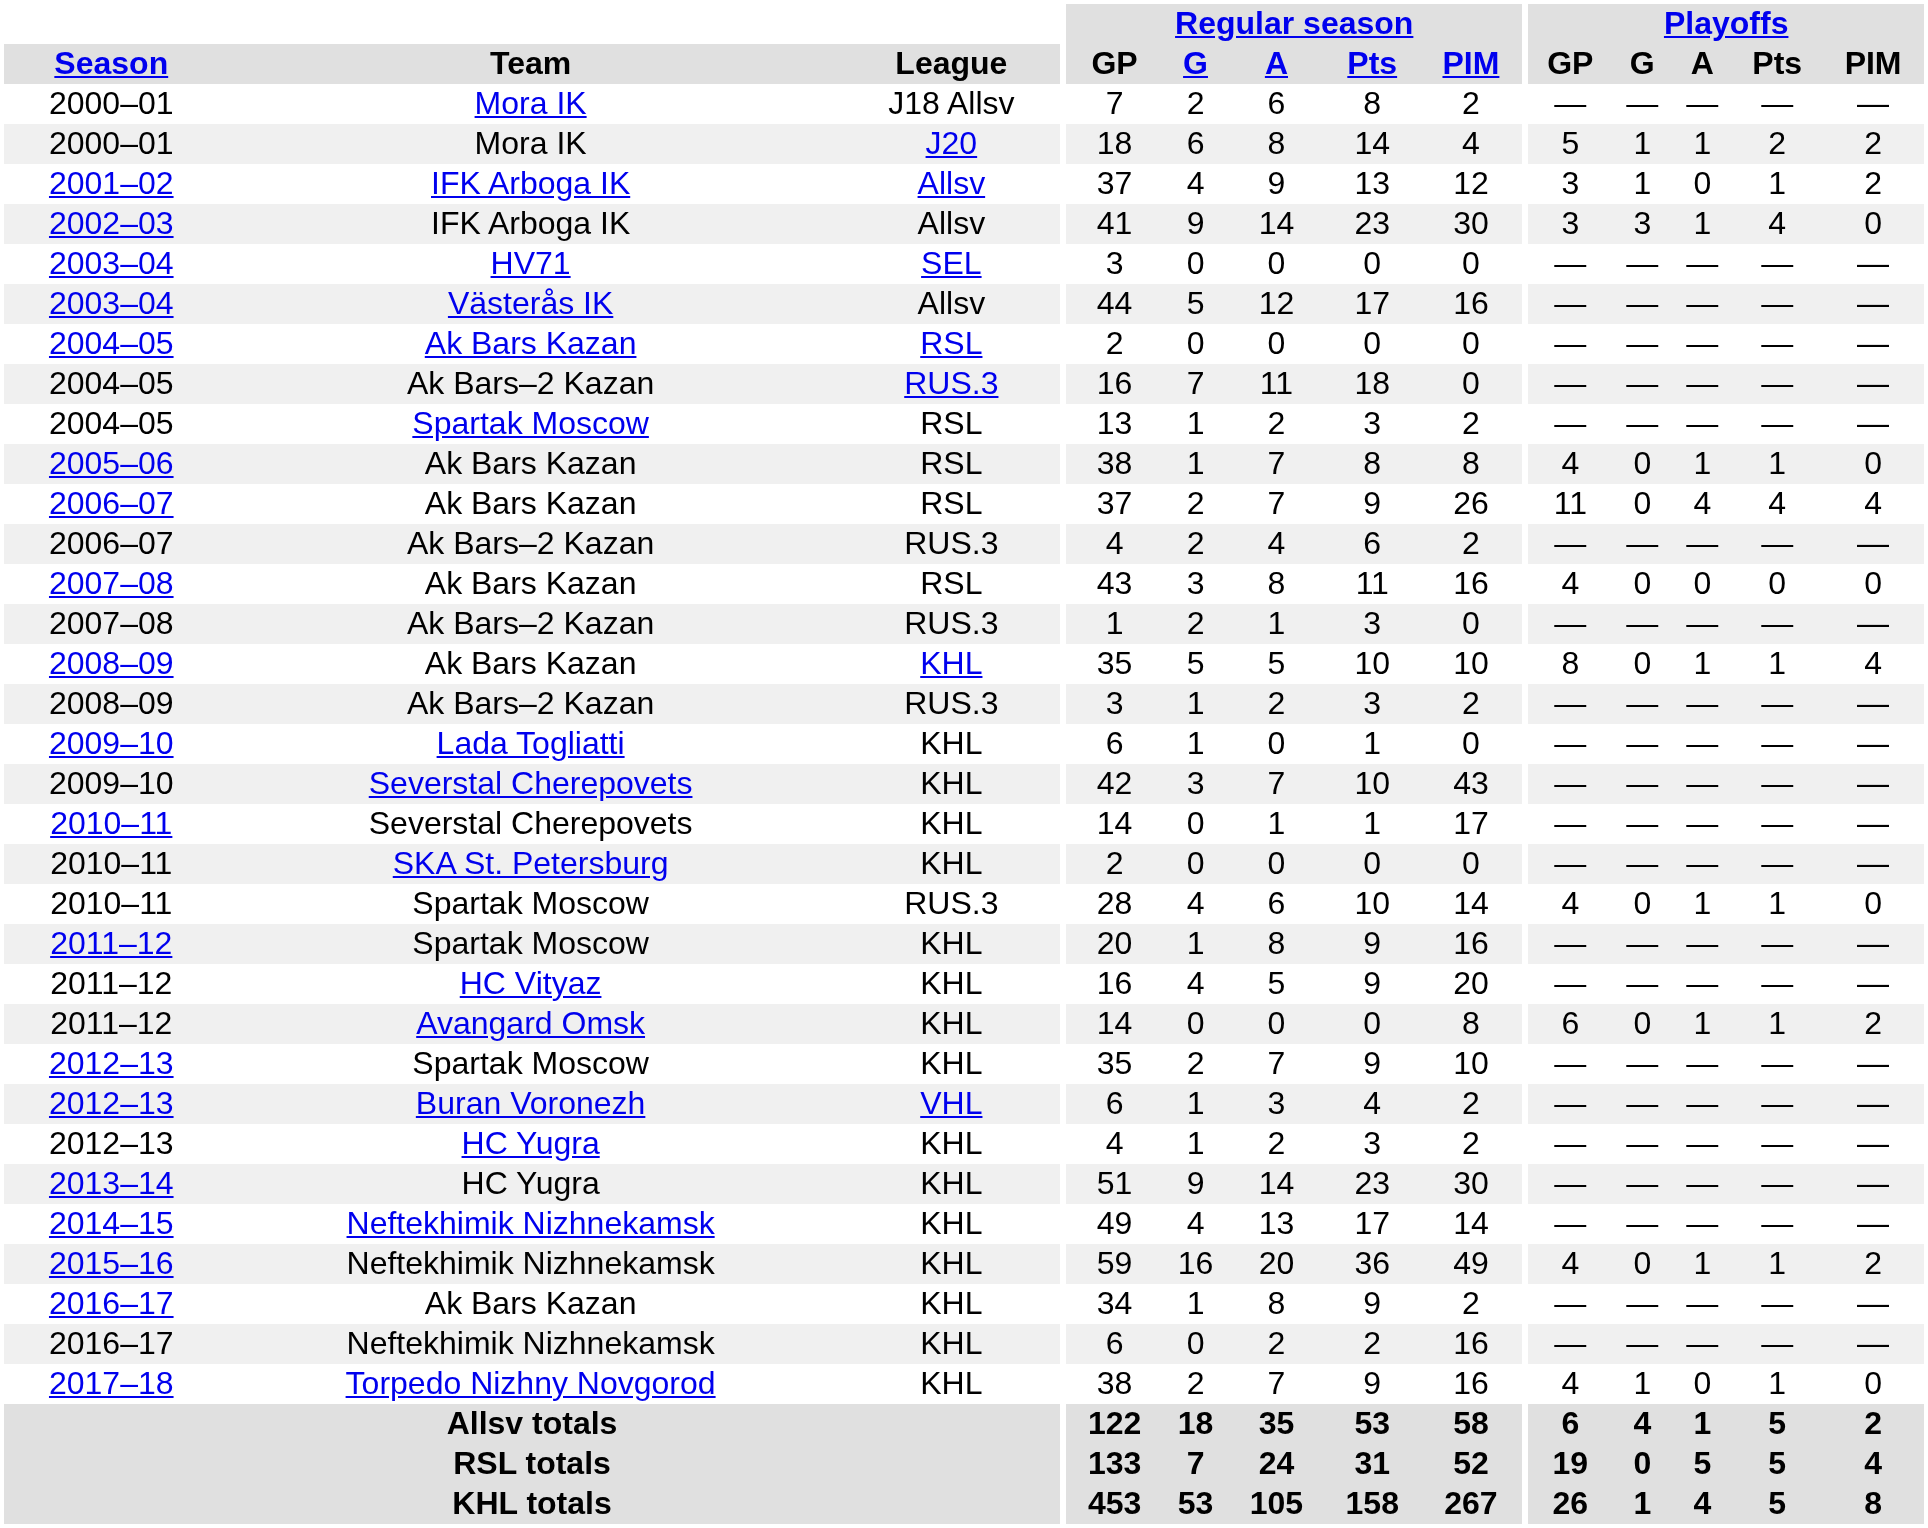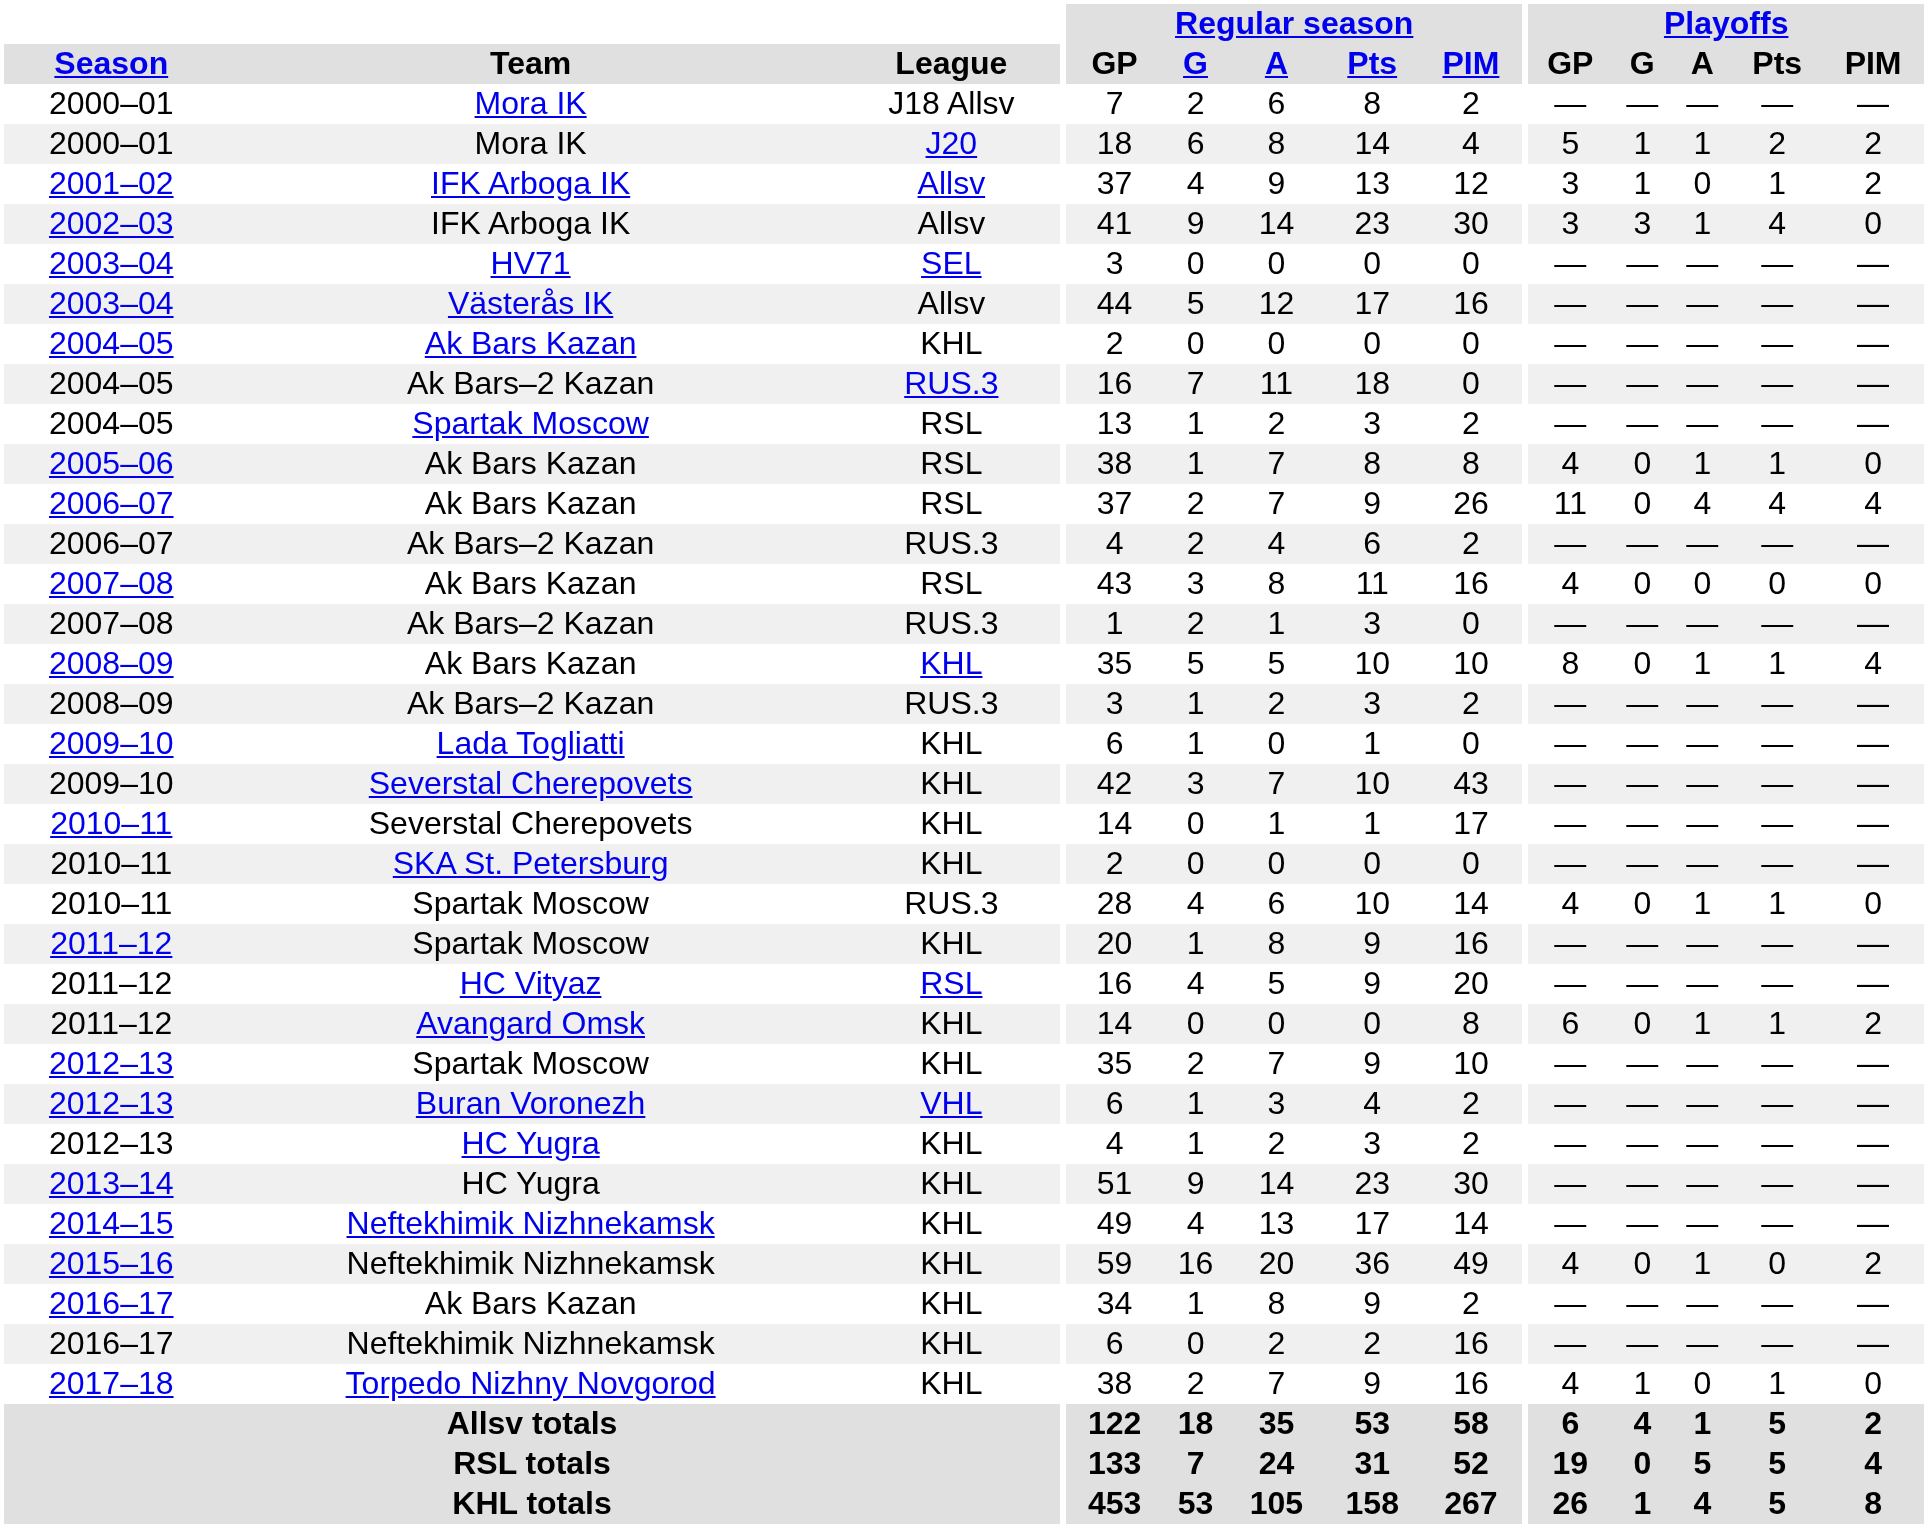(951, 343) RSL -> (951, 343) KHL
(951, 983) KHL -> (951, 983) RSL
(1777, 1263) 1 -> (1777, 1263) 0
